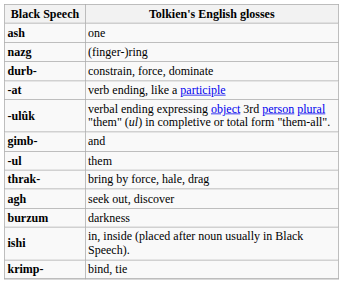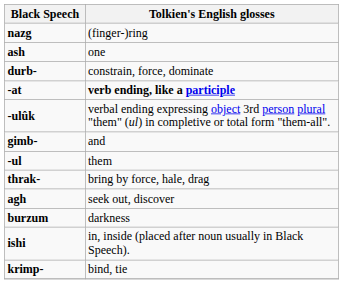rows swapped: (16, 33) <-> (19, 52)
(157, 90) normal -> (162, 90) bold
